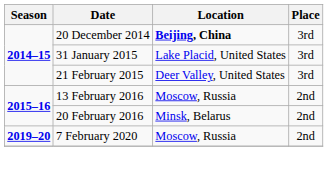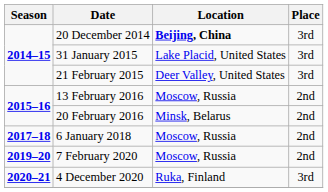+ row: (94, 136)
+ row: (100, 177)
